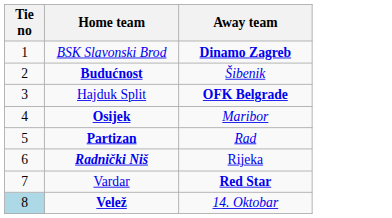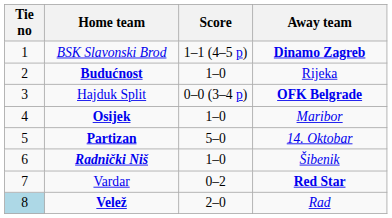+ column: (216, 22)
(245, 73) Šibenik -> (320, 73) Rijeka
(245, 138) Rad -> (320, 138) 14. Oktobar
(245, 159) Rijeka -> (320, 159) Šibenik
(245, 203) 14. Oktobar -> (320, 203) Rad
